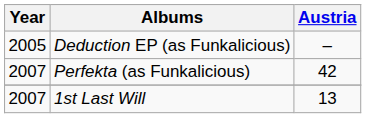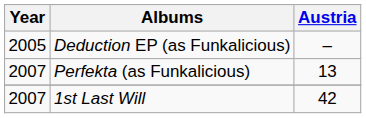(327, 71) 42 -> (327, 71) 13
(327, 98) 13 -> (327, 98) 42
